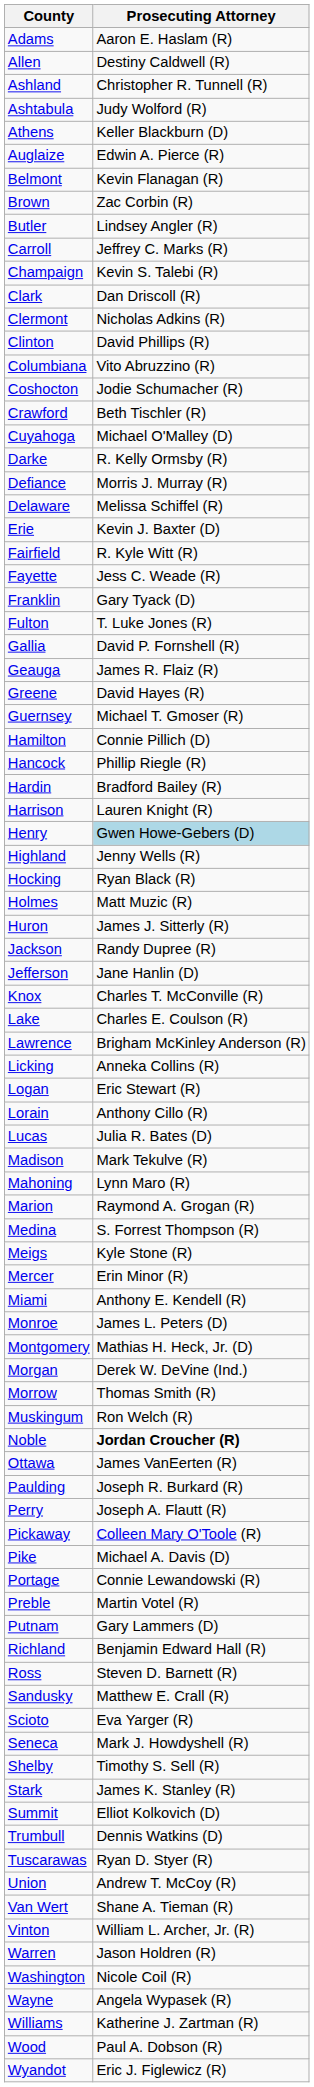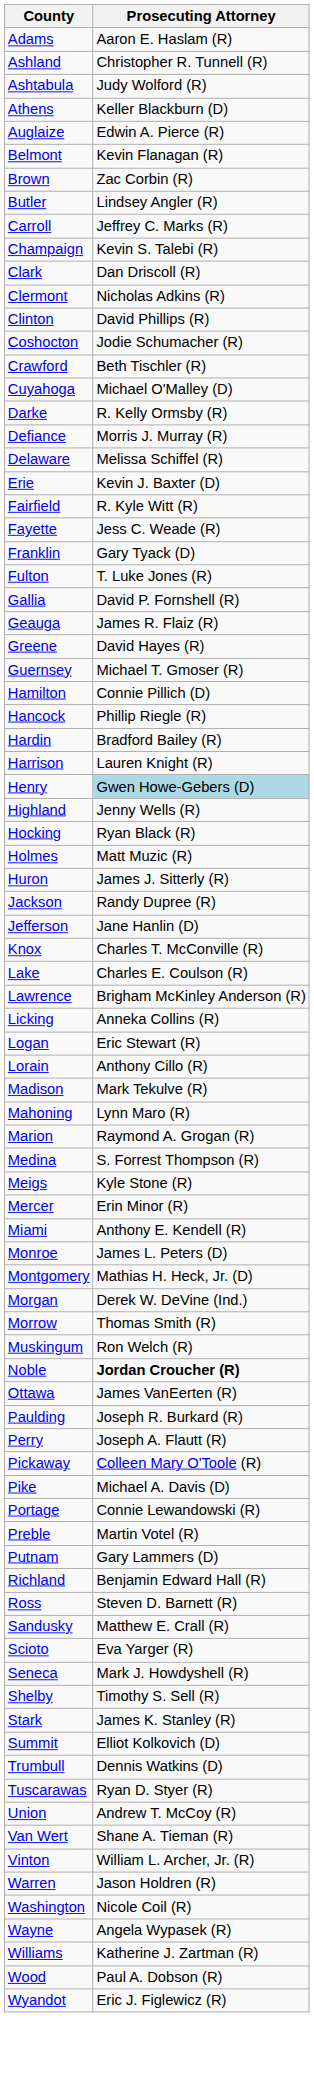- row: (24, 62)
- row: (47, 366)
- row: (27, 1136)
